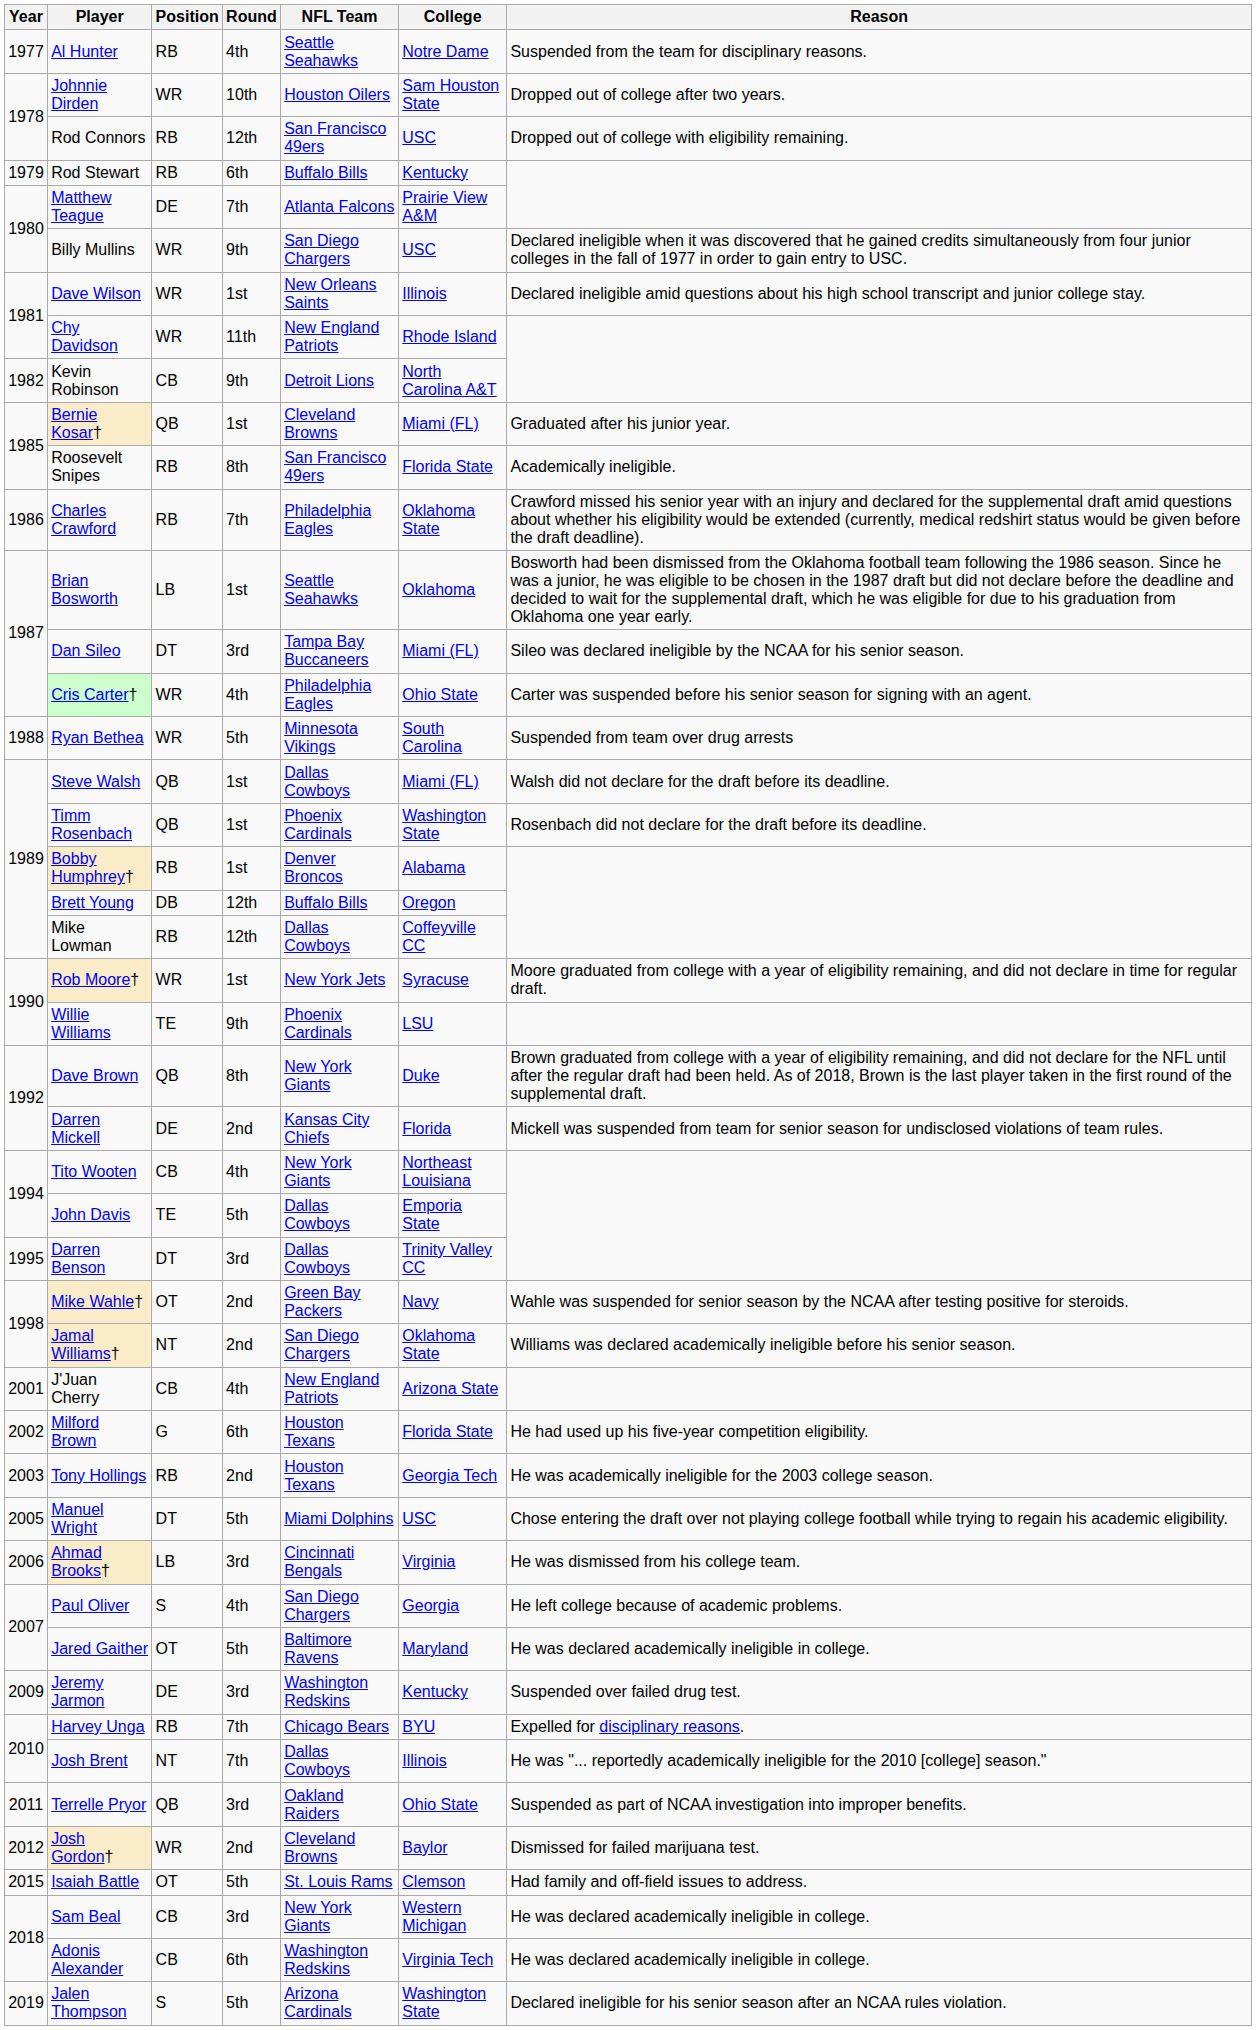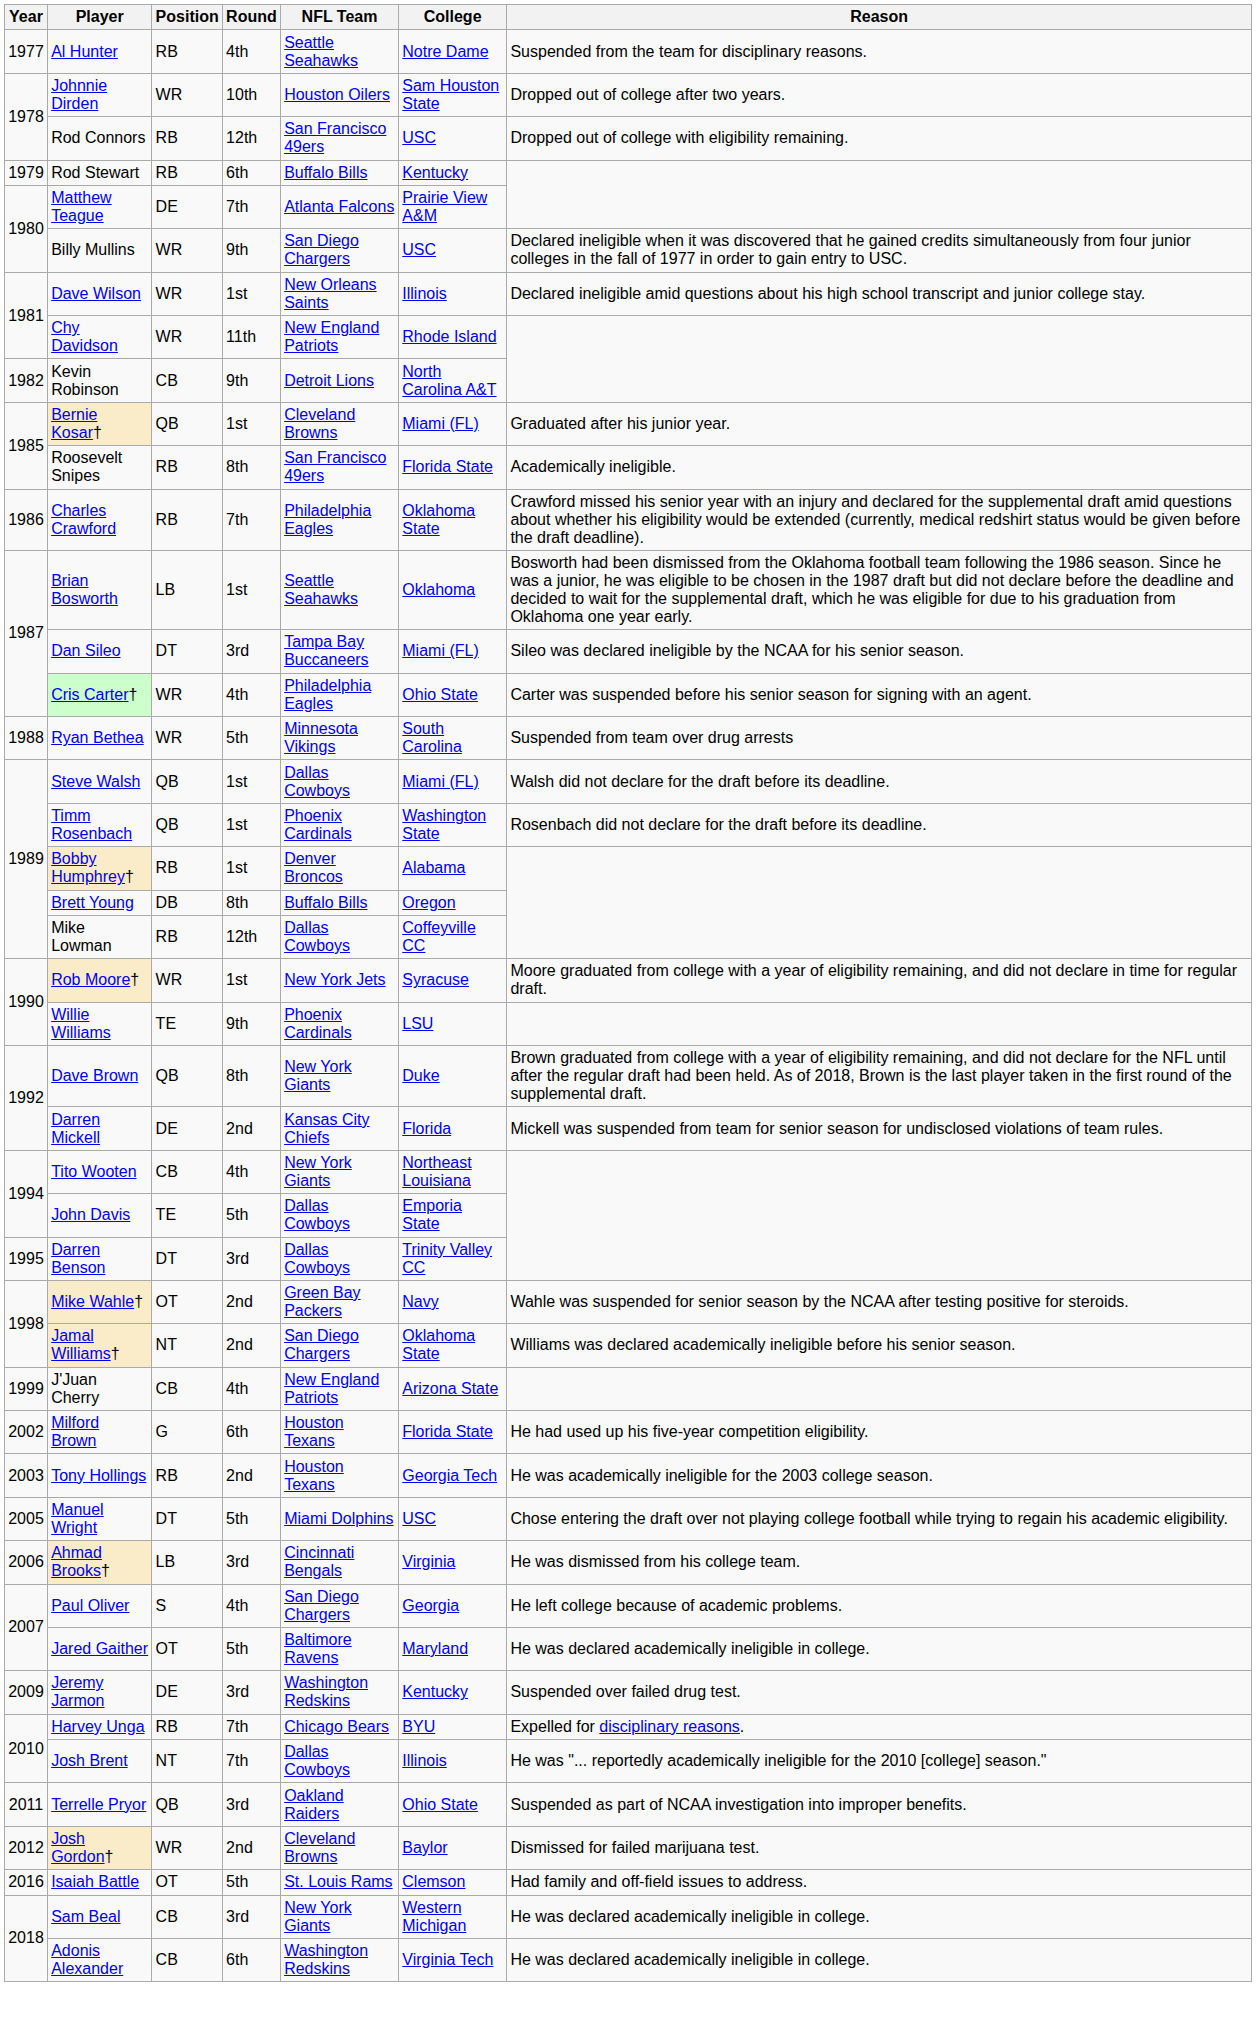(242, 902) 12th -> (237, 902) 8th
(26, 1388) 2001 -> (26, 1388) 1999
(26, 1882) 2015 -> (26, 1882) 2016
- row: (89, 2003)
